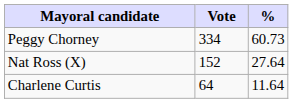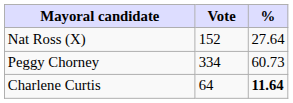rows swapped: (53, 39) <-> (47, 62)
(268, 86) normal -> (268, 86) bold
